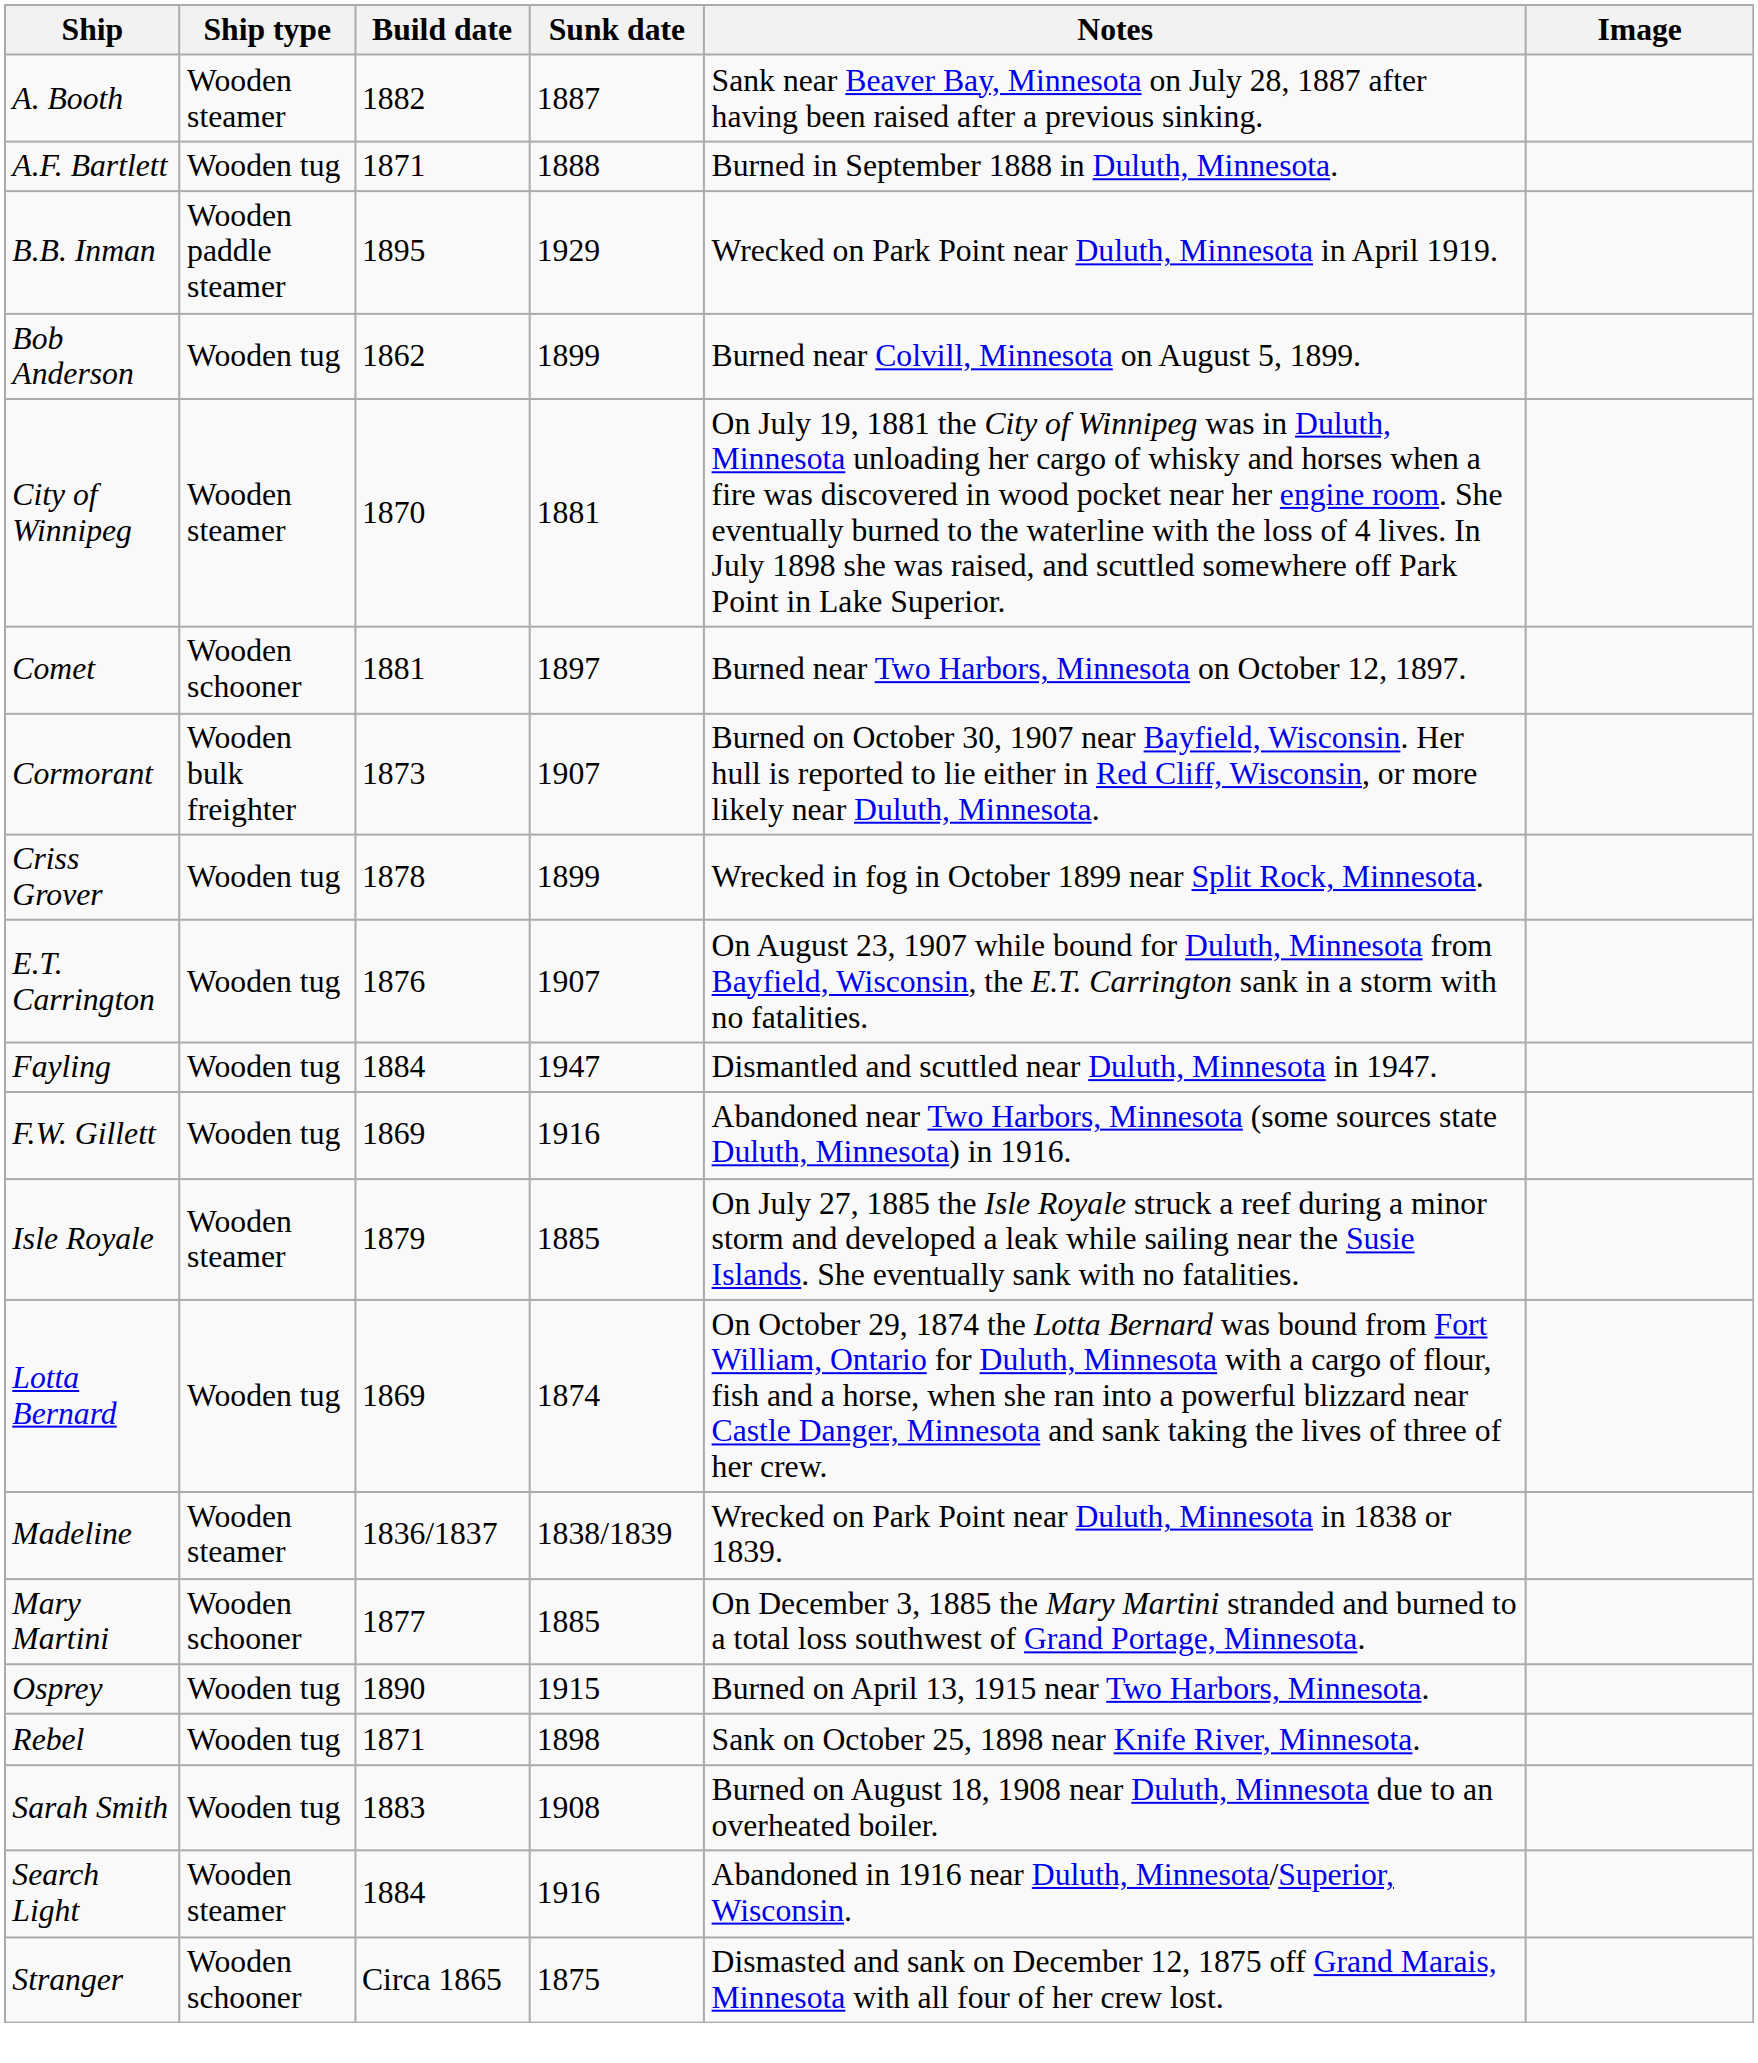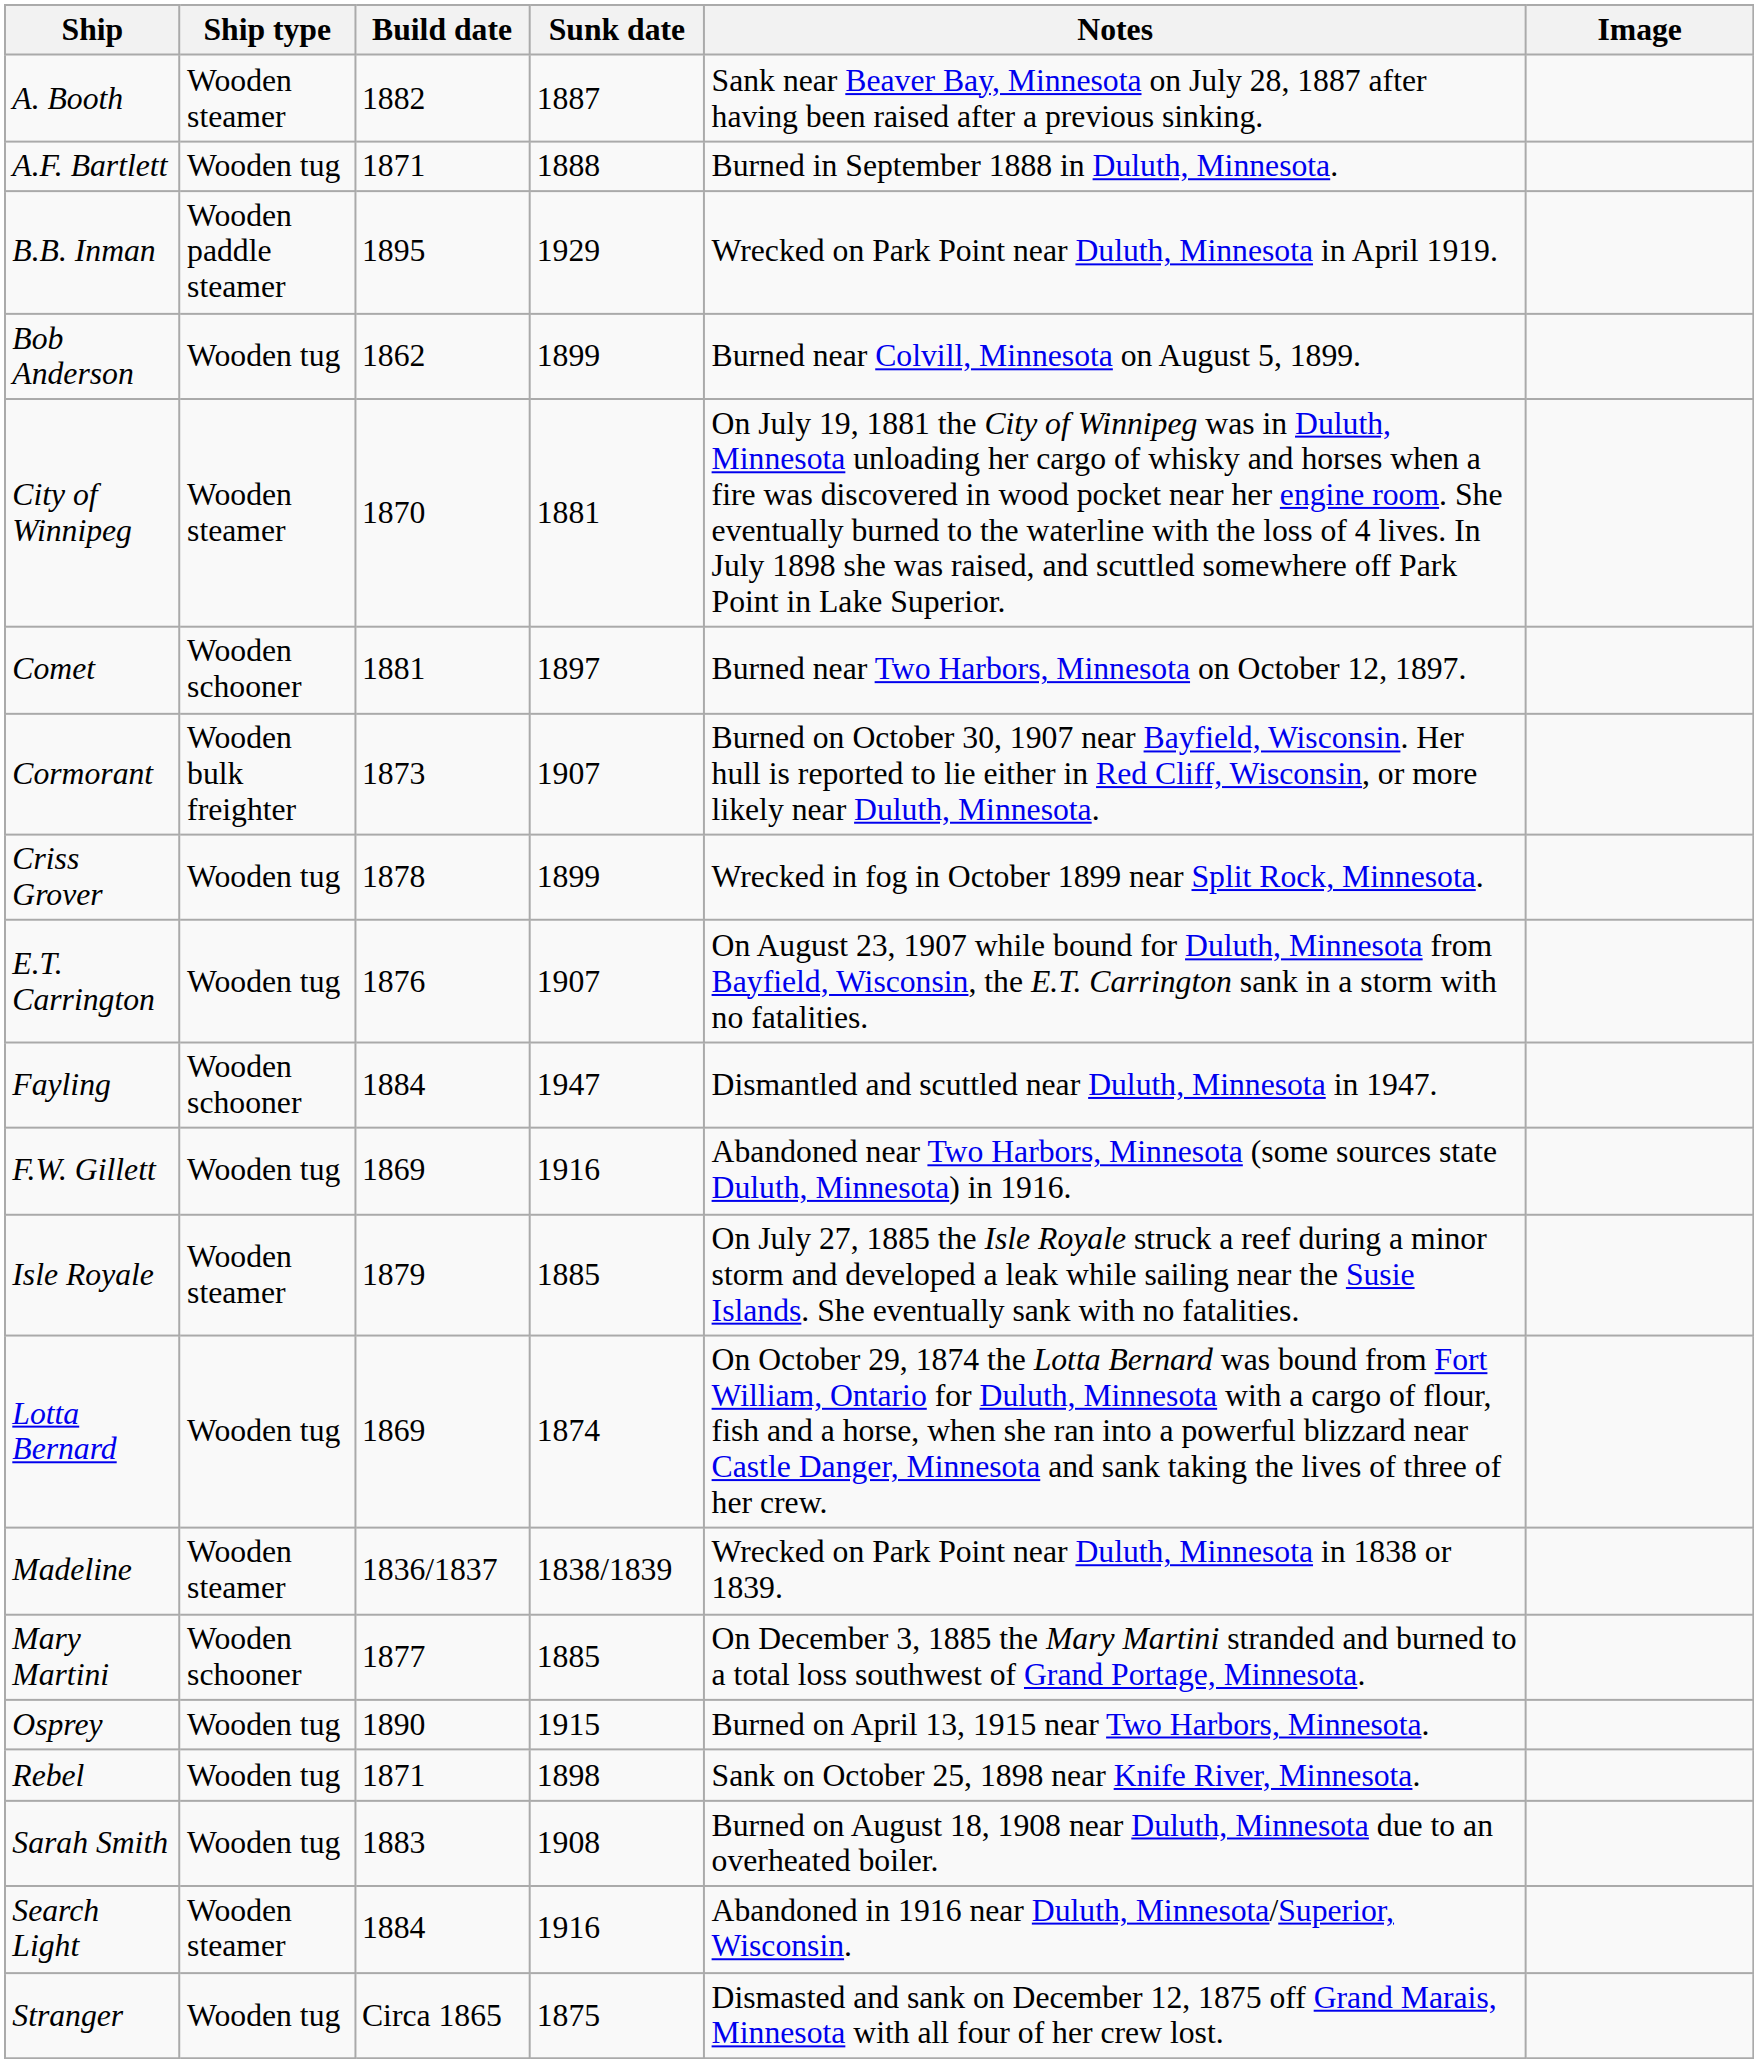(264, 1066) Wooden tug -> (244, 1084) Wooden schooner
(244, 1978) Wooden schooner -> (264, 2014) Wooden tug
